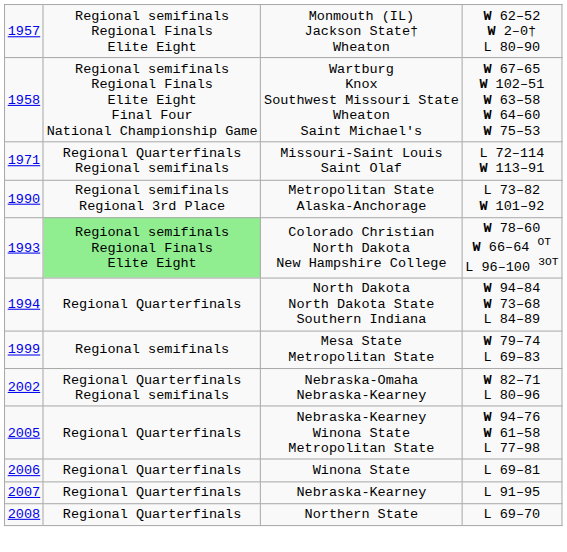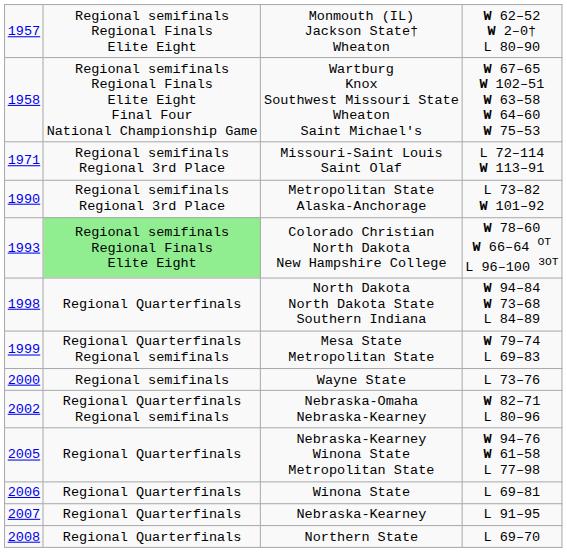(152, 161) Regional Quarterfinals Regional semifinals -> (152, 161) Regional semifinals Regional 3rd Place
(24, 304) 1994 -> (24, 304) 1998
(152, 350) Regional semifinals -> (152, 350) Regional Quarterfinals Regional semifinals
+ row: (361, 380)
